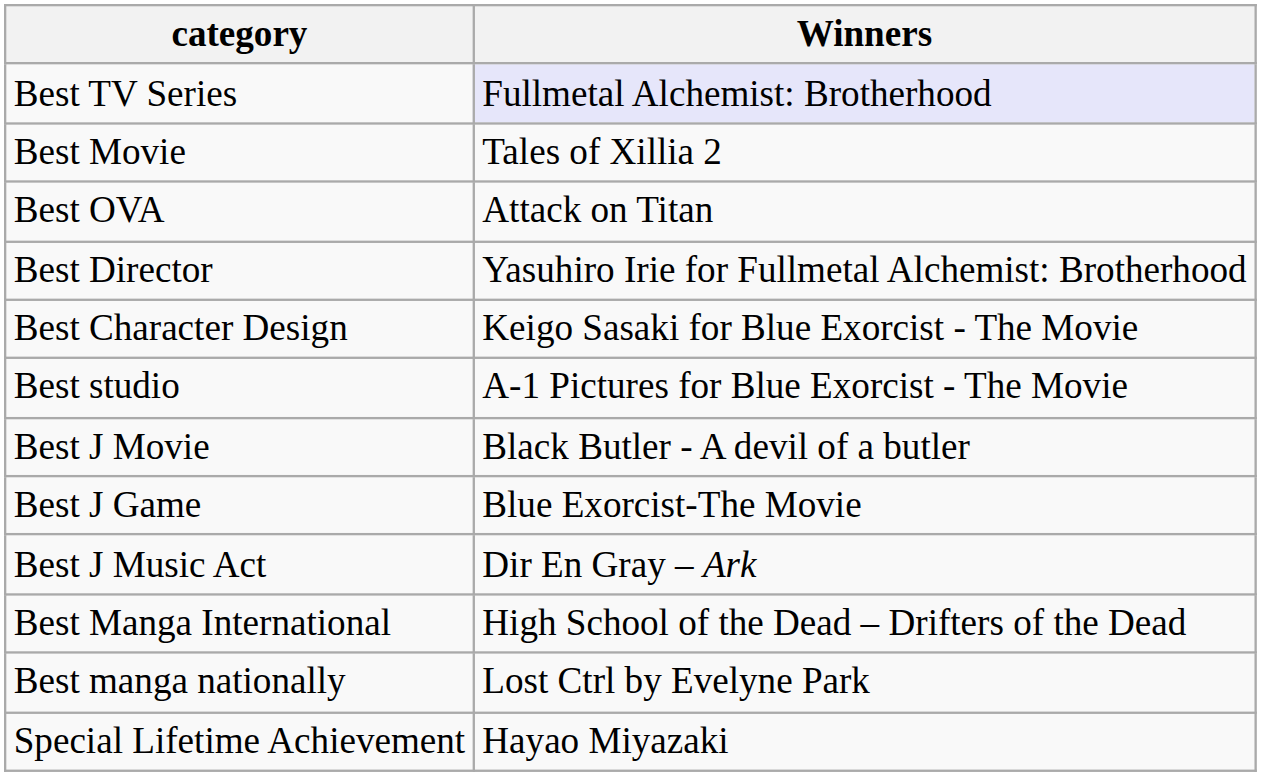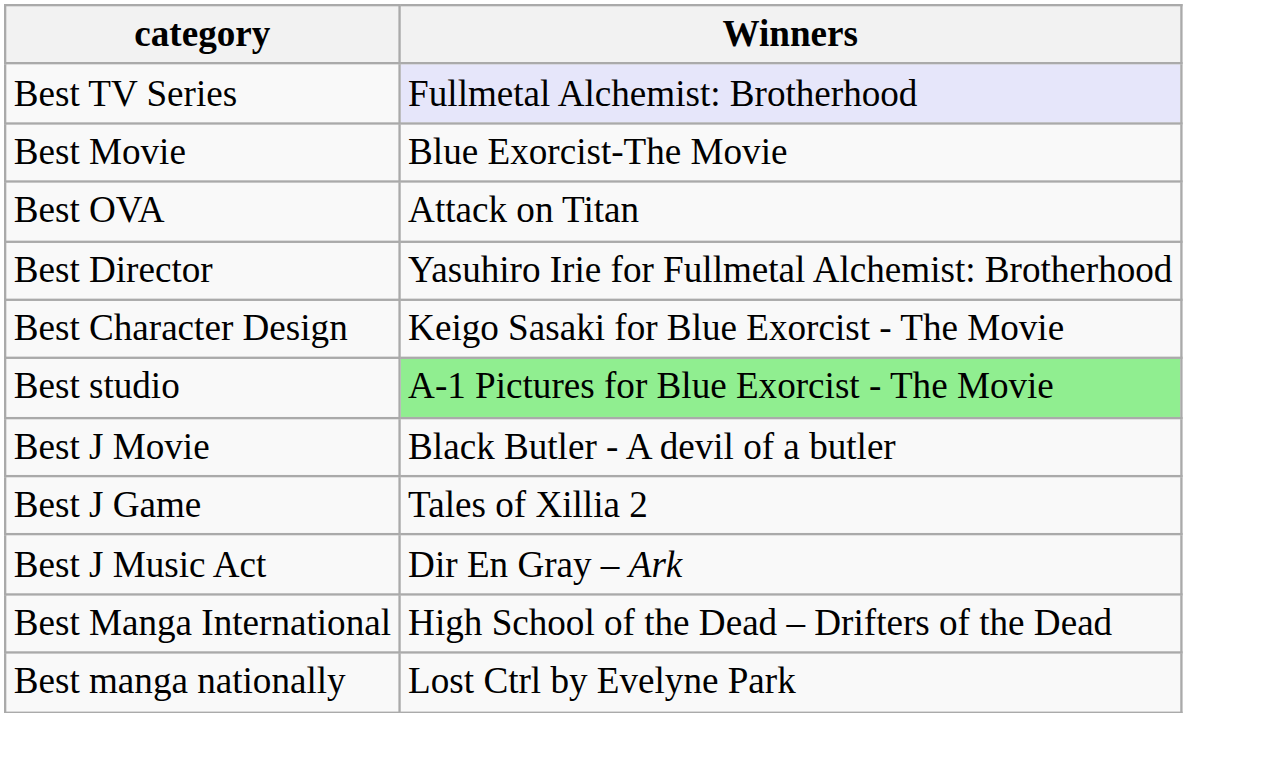(602, 151) Tales of Xillia 2 -> (598, 151) Blue Exorcist-The Movie
(805, 387) no background -> (731, 387) lightgreen background
(672, 504) Blue Exorcist-The Movie -> (528, 504) Tales of Xillia 2
- row: (239, 740)
